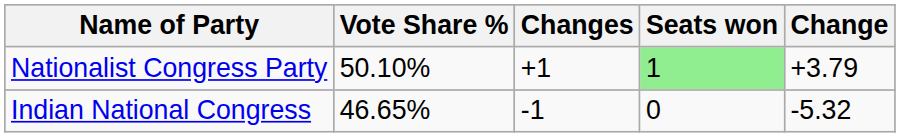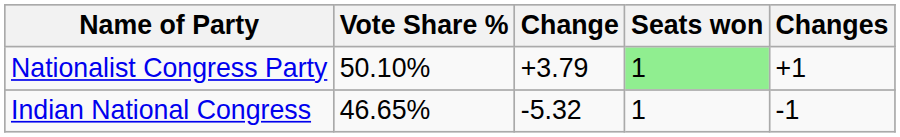columns swapped: (839, 25) <-> (577, 25)
(653, 110) 0 -> (638, 110) 1
